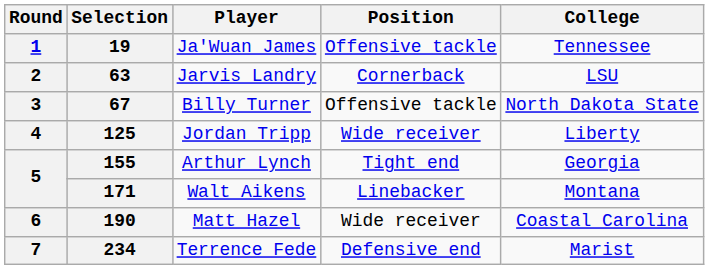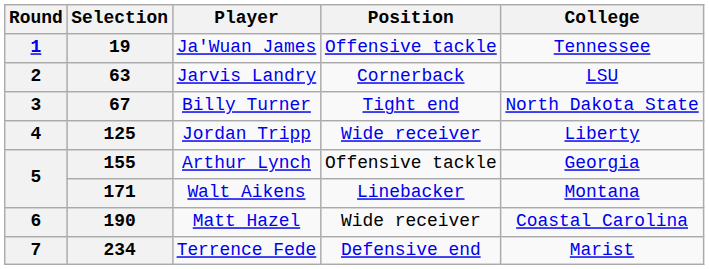(411, 106) Offensive tackle -> (411, 106) Tight end
(411, 164) Tight end -> (411, 164) Offensive tackle
